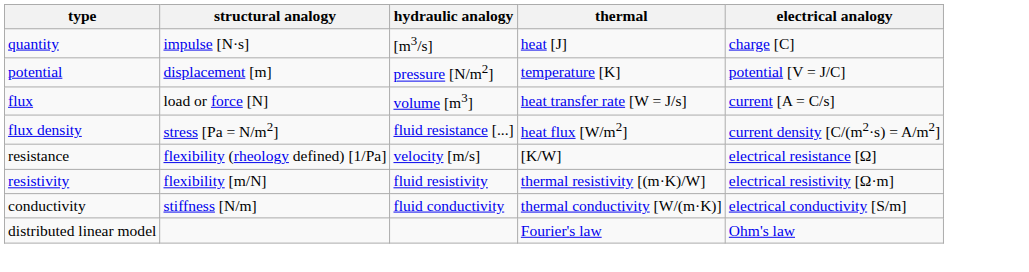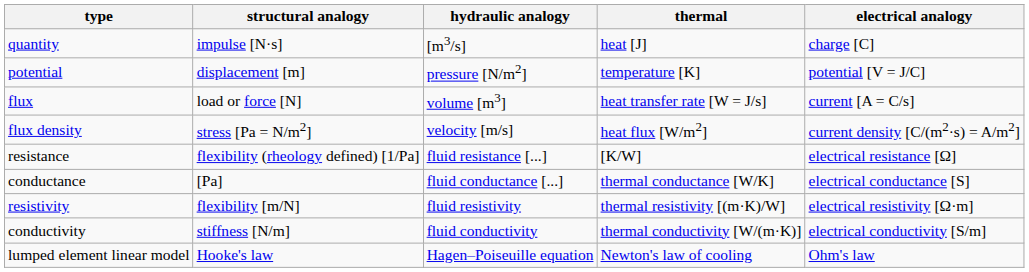(454, 129) fluid resistance [...] -> (470, 129) velocity [m/s]
(437, 156) velocity [m/s] -> (487, 156) fluid resistance [...]
+ row: (47, 181)
+ row: (99, 255)
- row: (82, 230)
